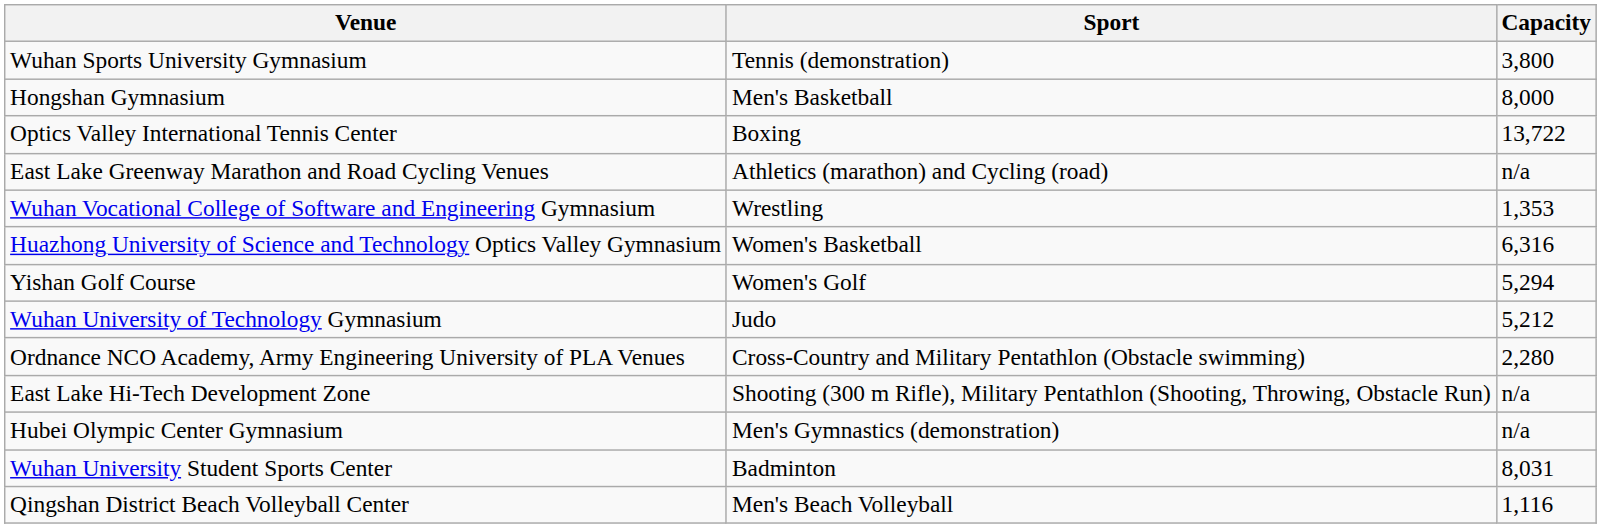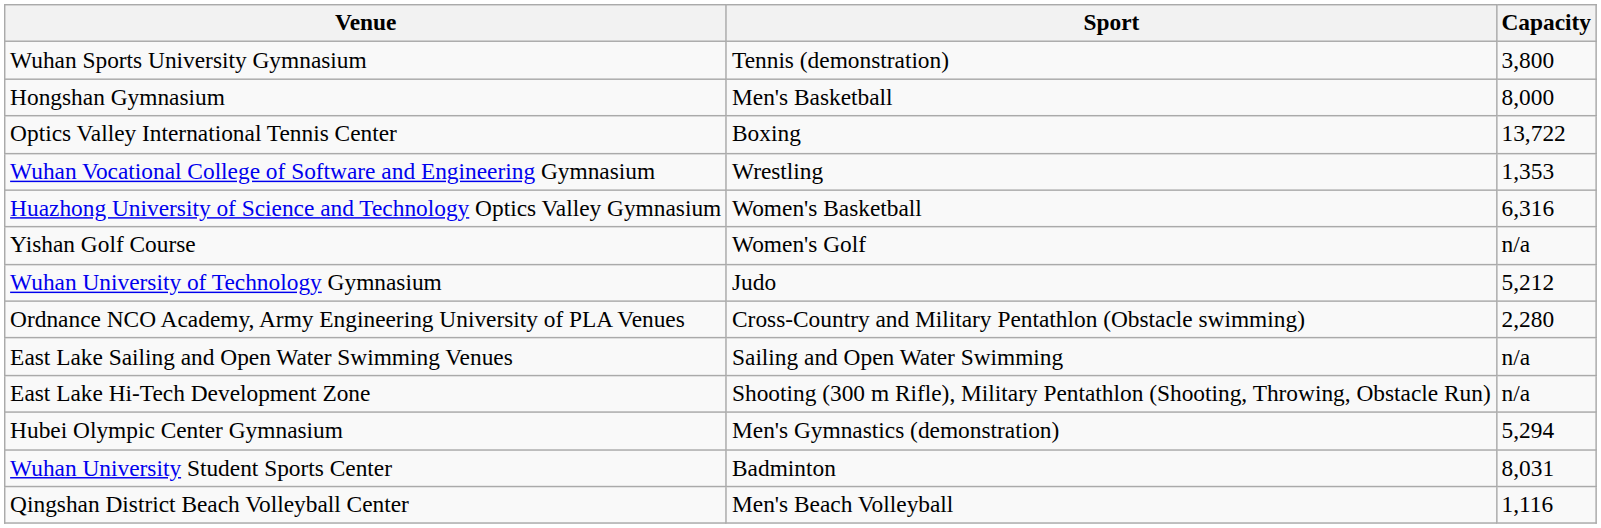- row: (279, 171)
(1528, 282) 5,294 -> (1516, 245) n/a
+ row: (261, 356)
(1516, 430) n/a -> (1528, 430) 5,294
